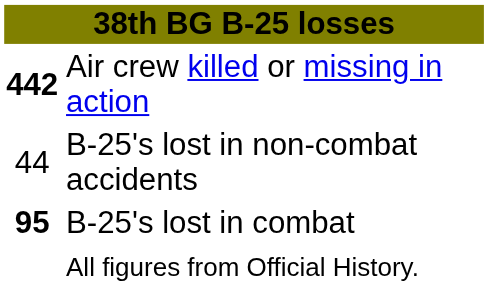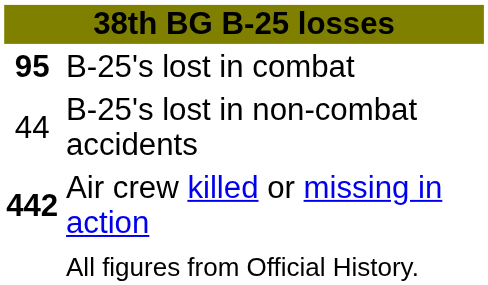rows swapped: (210, 222) <-> (254, 84)
